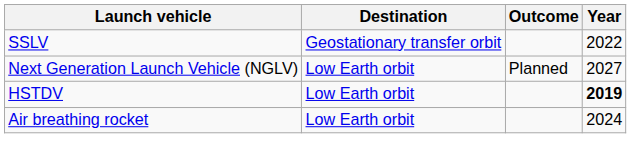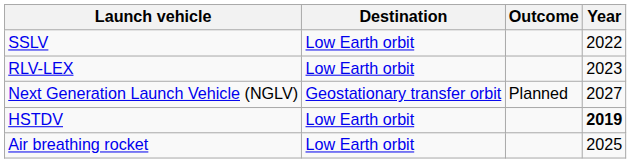(403, 42) Geostationary transfer orbit -> (360, 42) Low Earth orbit
+ row: (41, 68)
(360, 68) Low Earth orbit -> (403, 94) Geostationary transfer orbit
(604, 119) 2024 -> (604, 145) 2025
